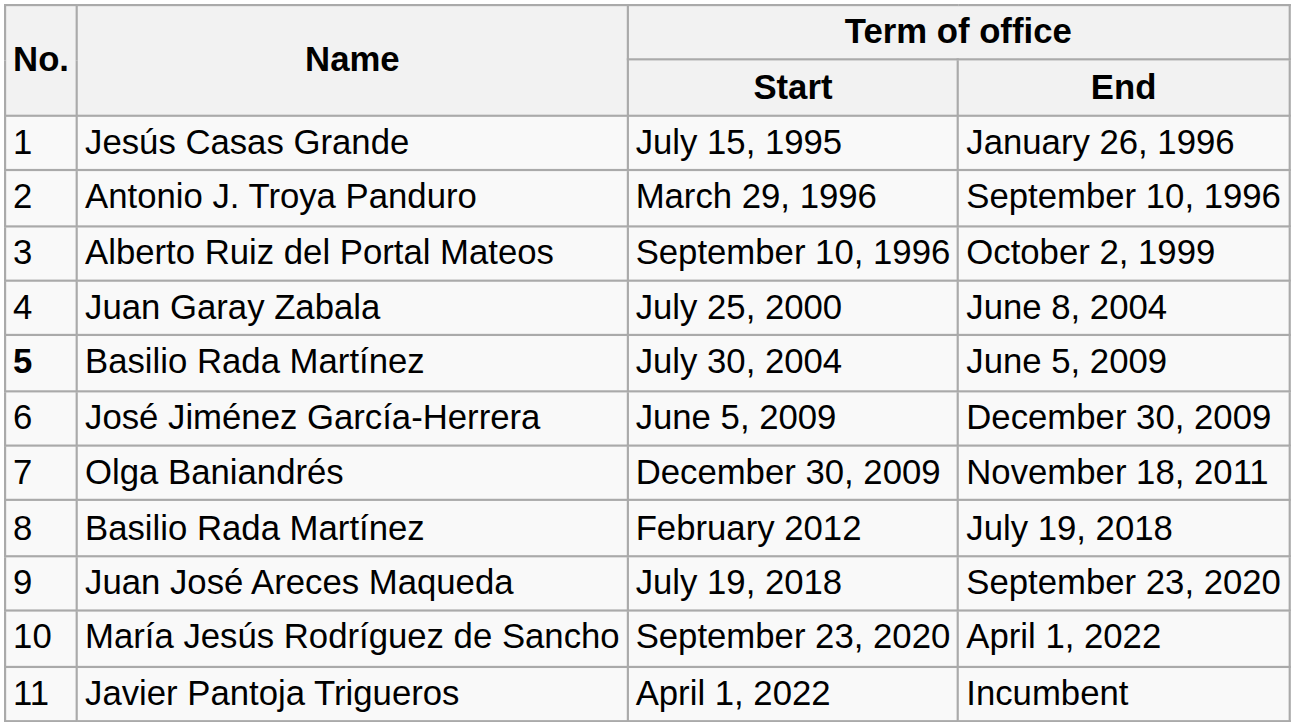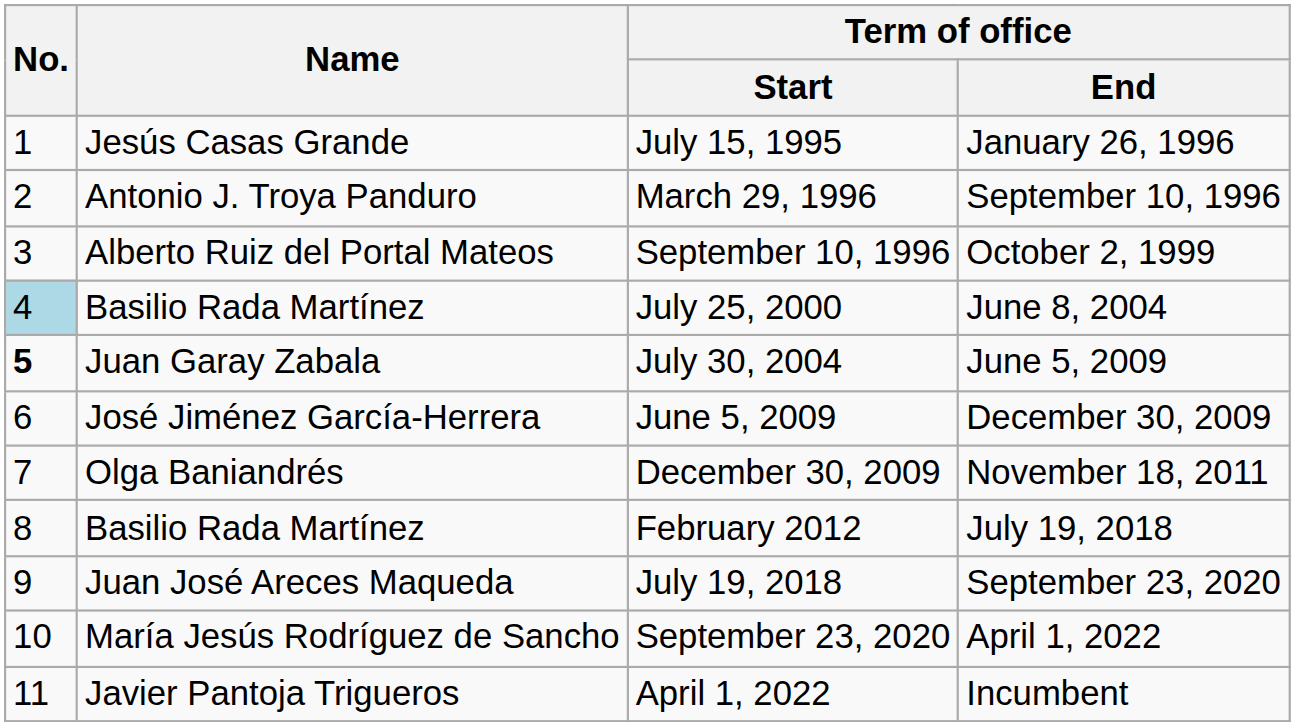(23, 307) no background -> (23, 307) lightblue background
(233, 307) Juan Garay Zabala -> (255, 307) Basilio Rada Martínez
(255, 362) Basilio Rada Martínez -> (233, 362) Juan Garay Zabala
